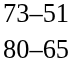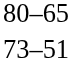rows swapped: (36, 49) <-> (36, 13)
